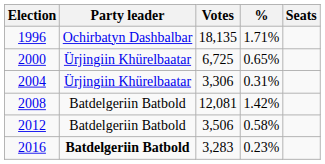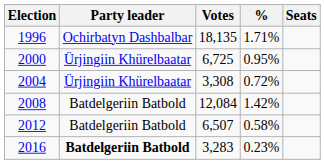(261, 59) 0.65% -> (261, 59) 0.95%
(218, 81) 3,306 -> (218, 81) 3,308
(261, 81) 0.31% -> (261, 81) 0.72%
(218, 103) 12,081 -> (218, 103) 12,084
(218, 125) 3,506 -> (218, 125) 6,507
